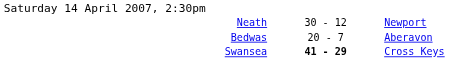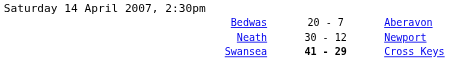rows swapped: (249, 37) <-> (252, 23)
